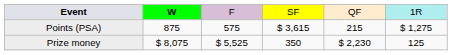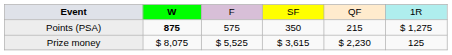(172, 28) normal -> (172, 28) bold
(293, 28) $ 3,615 -> (293, 28) 350
(293, 43) 350 -> (293, 43) $ 3,615
